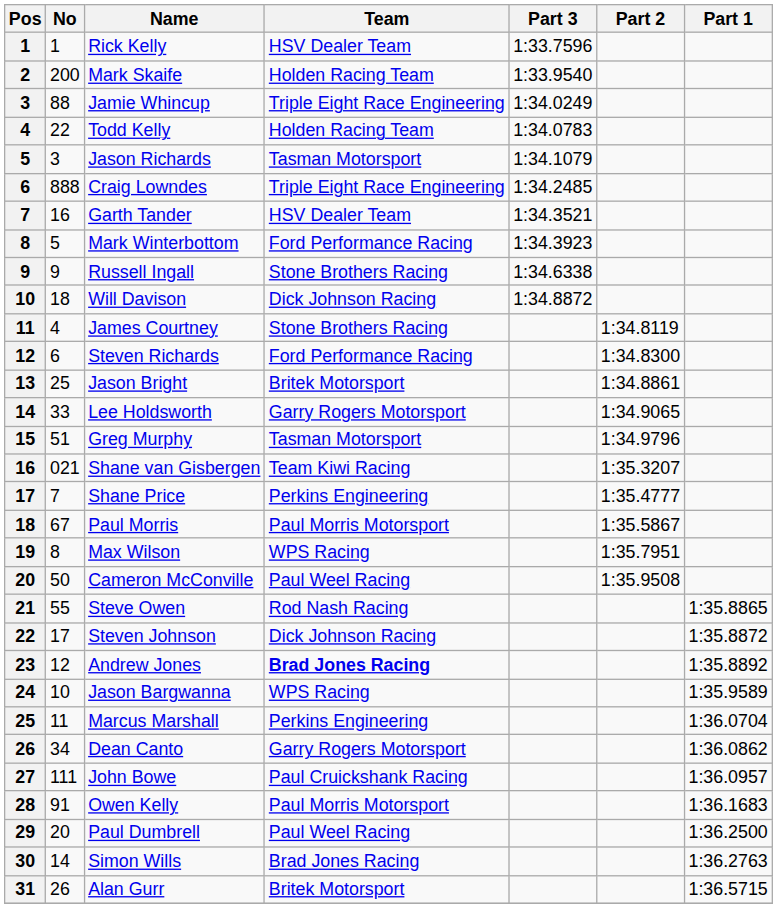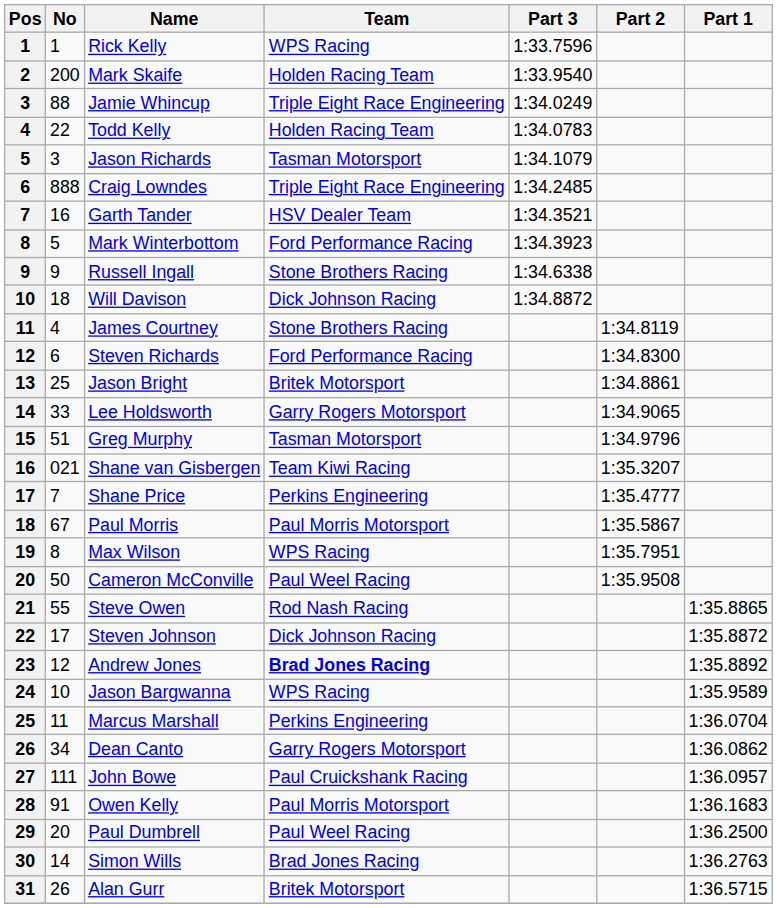(340, 46) HSV Dealer Team -> (319, 46) WPS Racing
